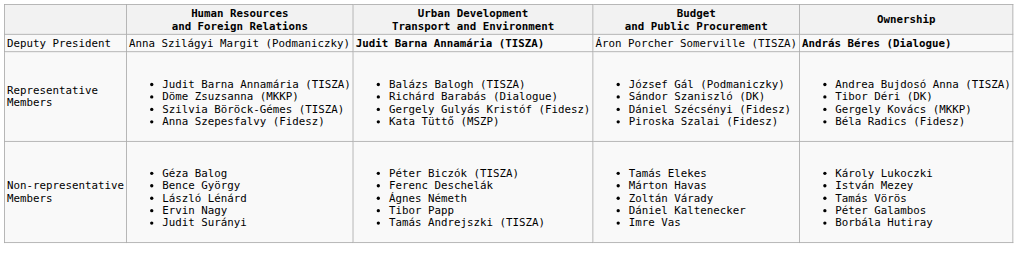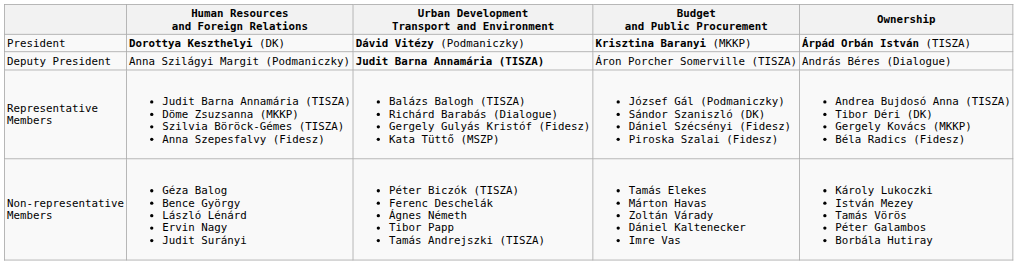+ row: (36, 43)
(877, 43) bold -> (877, 61) normal
